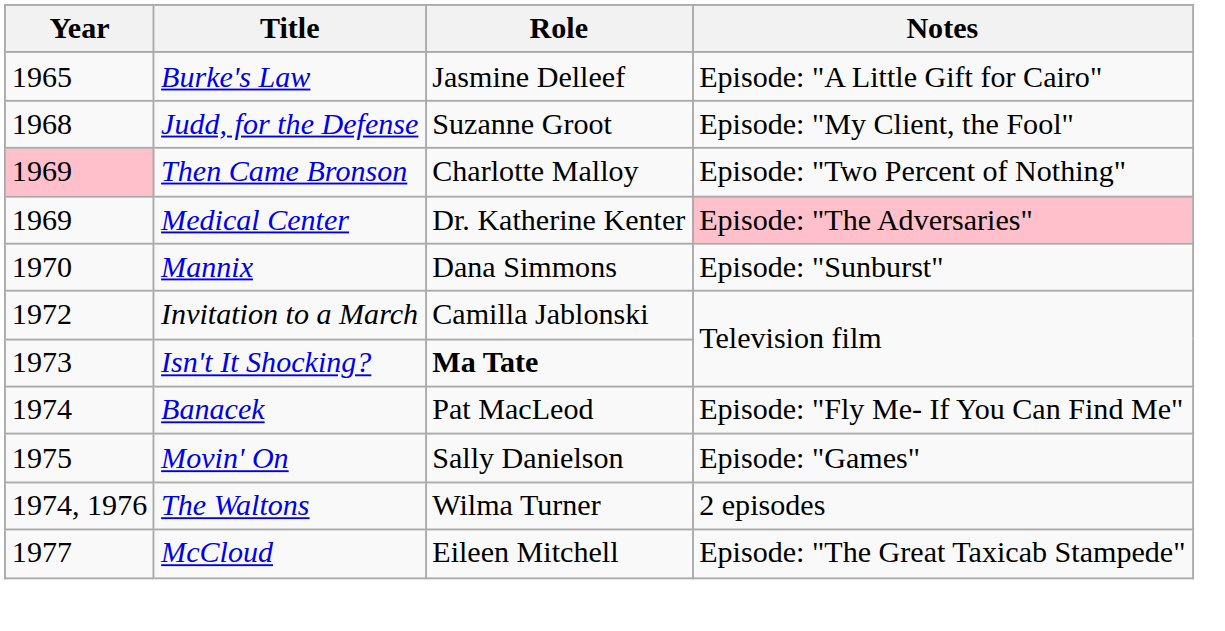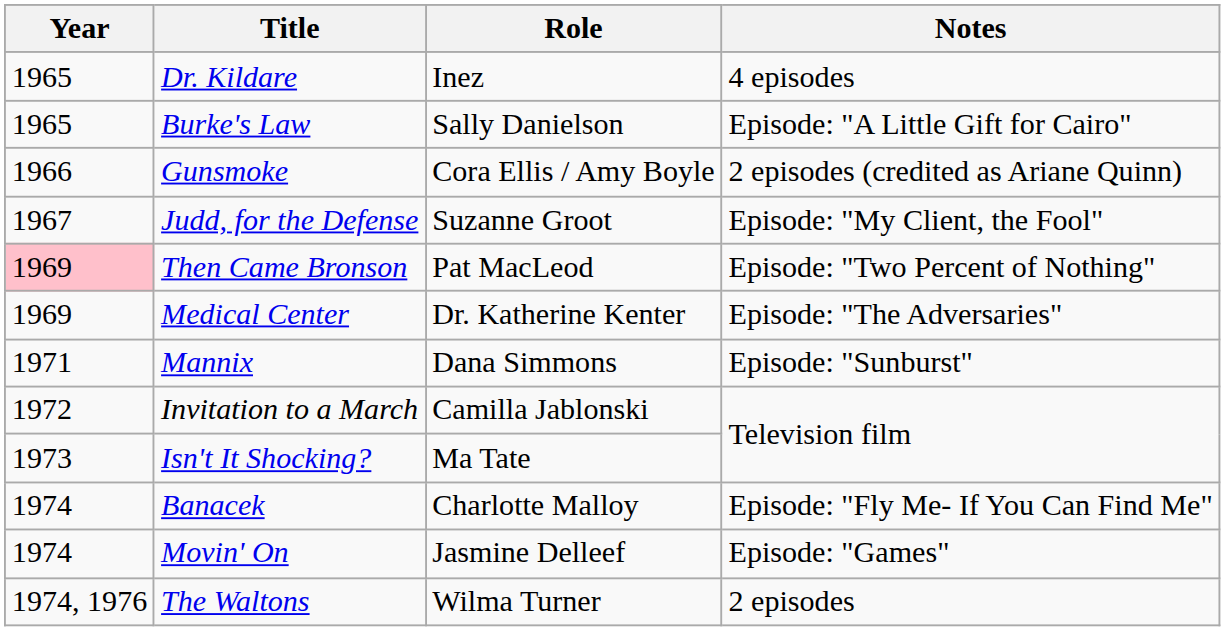+ row: (229, 76)
(529, 76) Jasmine Delleef -> (528, 123) Sally Danielson
+ row: (225, 171)
(42, 123) 1968 -> (42, 219) 1967
(535, 171) Charlotte Malloy -> (513, 266) Pat MacLeod
(866, 219) pink background -> (895, 314) no background
(42, 266) 1970 -> (42, 362) 1971
(485, 362) bold -> (481, 457) normal
(513, 409) Pat MacLeod -> (535, 505) Charlotte Malloy
(42, 457) 1975 -> (42, 553) 1974
(528, 457) Sally Danielson -> (529, 553) Jasmine Delleef
- row: (217, 553)
